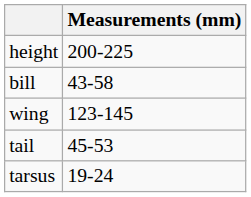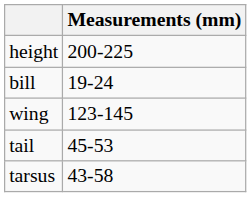(90, 82) 43-58 -> (90, 82) 19-24
(90, 176) 19-24 -> (90, 176) 43-58
